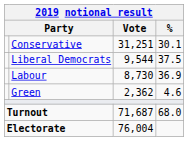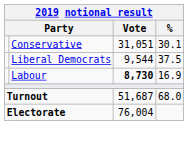(136, 44) 31,251 -> (136, 44) 31,051
(139, 76) normal -> (139, 76) bold
(170, 76) 36.9 -> (170, 76) 16.9
- row: (26, 92)
(136, 112) 71,687 -> (136, 96) 51,687
